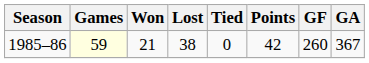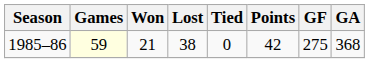(315, 44) 260 -> (315, 44) 275
(348, 44) 367 -> (348, 44) 368
